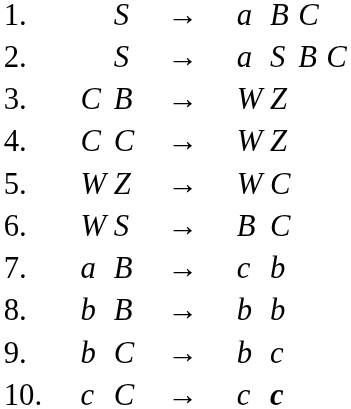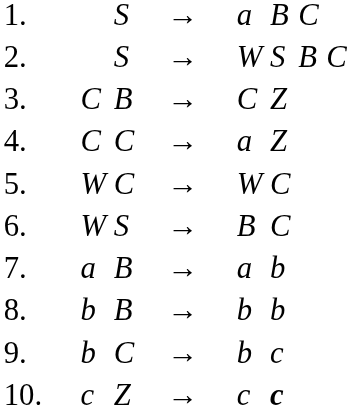(244, 56) a -> (250, 56) W
(250, 99) W -> (247, 99) C
(250, 141) W -> (244, 141) a
(122, 183) Z -> (124, 183) C
(244, 268) c -> (244, 268) a
(124, 394) C -> (122, 394) Z
